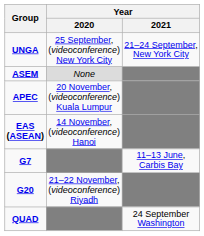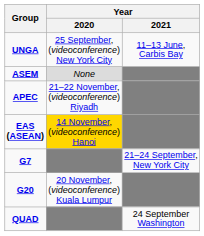(161, 49) 21–24 September, New York City -> (161, 49) 11–13 June, Carbis Bay
(84, 97) 20 November, (videoconference) Kuala Lumpur -> (84, 97) 21–22 November, (videoconference) Riyadh
(84, 131) no background -> (84, 131) gold background
(161, 160) 11–13 June, Carbis Bay -> (161, 160) 21–24 September, New York City
(84, 189) 21–22 November, (videoconference) Riyadh -> (84, 189) 20 November, (videoconference) Kuala Lumpur
